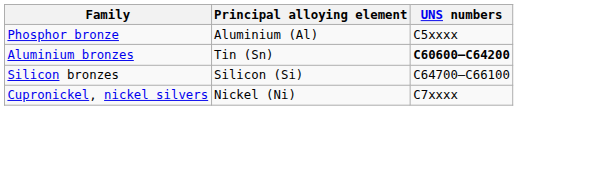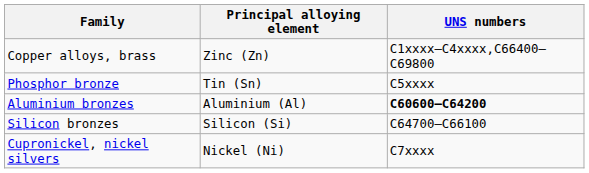+ row: (82, 56)
(266, 35) Aluminium (Al) -> (233, 83) Tin (Sn)
(244, 55) Tin (Sn) -> (255, 103) Aluminium (Al)
